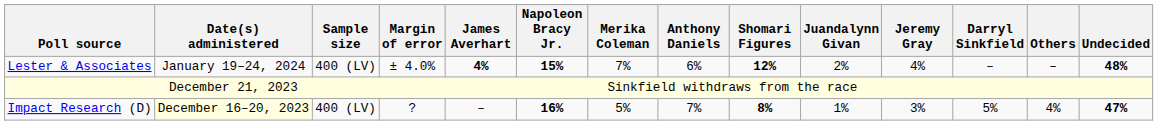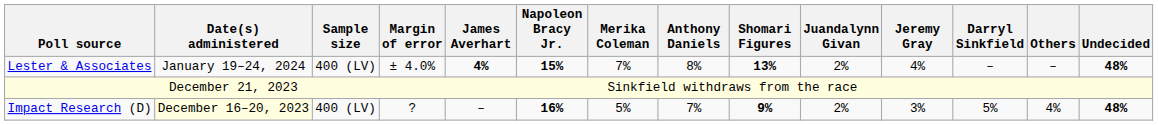(694, 66) 6% -> (694, 66) 8%
(765, 66) 12% -> (765, 66) 13%
(765, 109) 8% -> (765, 109) 9%
(841, 109) 1% -> (841, 109) 2%
(1116, 109) 47% -> (1116, 109) 48%
